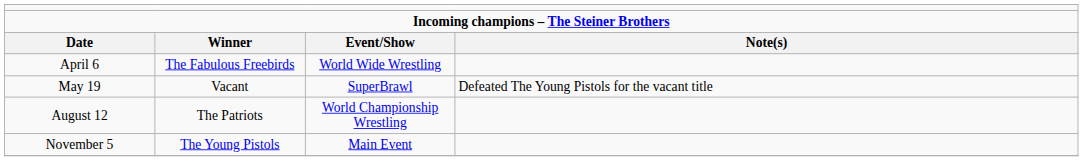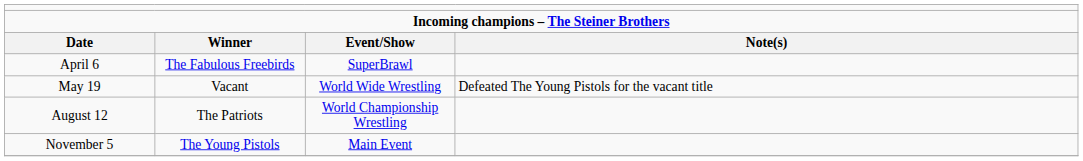(380, 64) World Wide Wrestling -> (380, 64) SuperBrawl
(380, 86) SuperBrawl -> (380, 86) World Wide Wrestling
